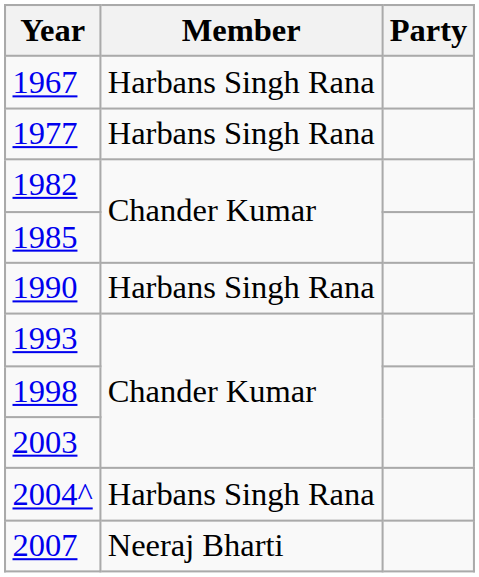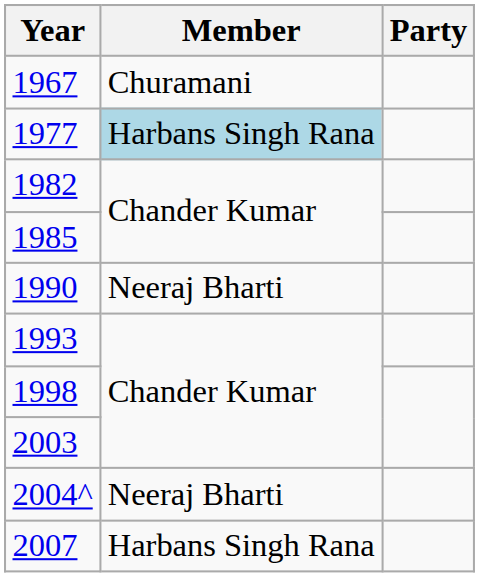(241, 81) Harbans Singh Rana -> (180, 81) Churamani
(241, 133) no background -> (241, 133) lightblue background
(241, 287) Harbans Singh Rana -> (196, 287) Neeraj Bharti
(241, 493) Harbans Singh Rana -> (196, 493) Neeraj Bharti
(196, 545) Neeraj Bharti -> (241, 545) Harbans Singh Rana
